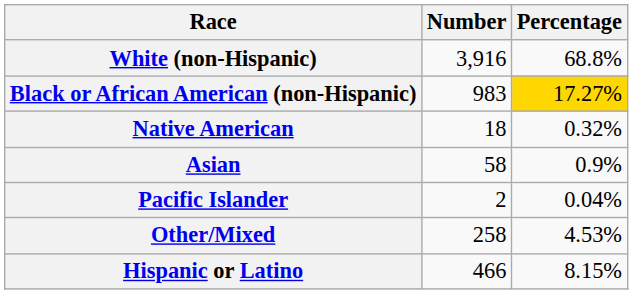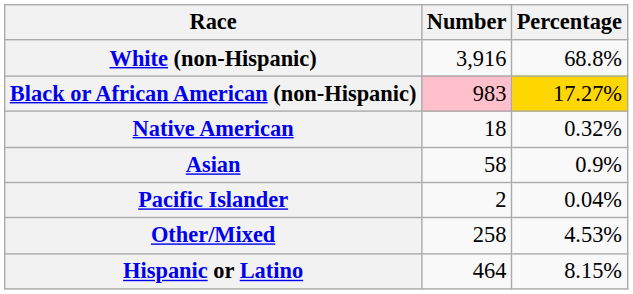(490, 93) no background -> (490, 93) pink background
(490, 270) 466 -> (490, 270) 464
